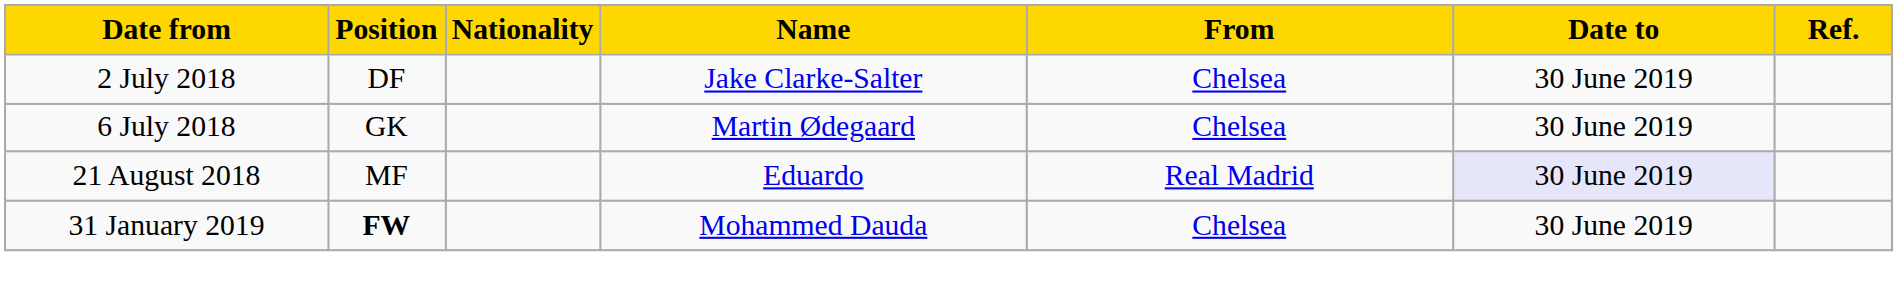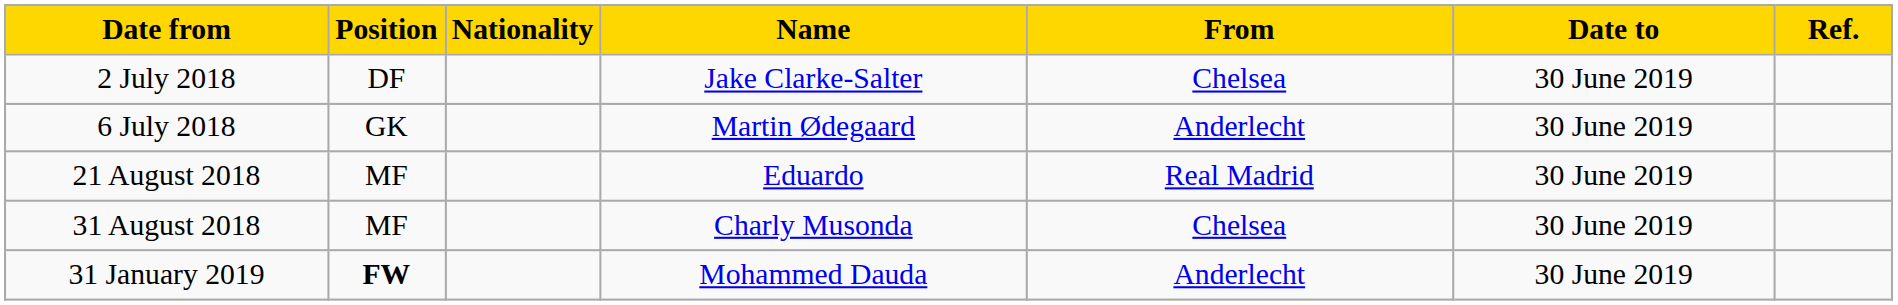(1239, 127) Chelsea -> (1239, 127) Anderlecht
(1614, 176) lavender background -> (1614, 176) no background
+ row: (166, 225)
(1239, 225) Chelsea -> (1239, 273) Anderlecht
